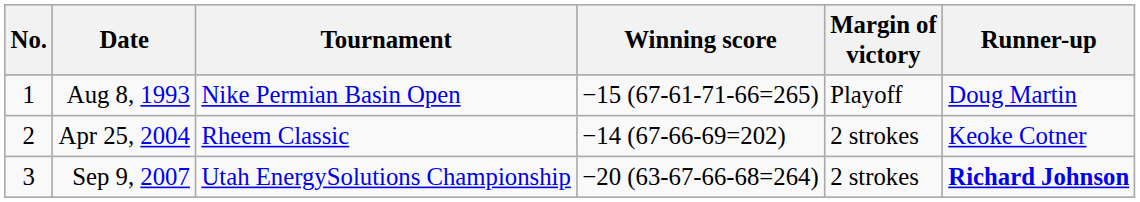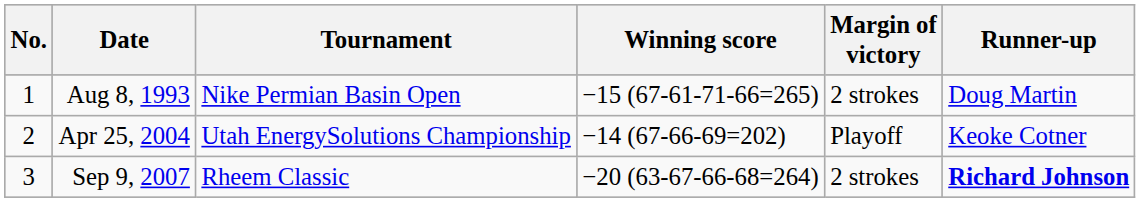(866, 95) Playoff -> (875, 95) 2 strokes
(275, 136) Rheem Classic -> (386, 136) Utah EnergySolutions Championship
(875, 136) 2 strokes -> (866, 136) Playoff
(386, 177) Utah EnergySolutions Championship -> (275, 177) Rheem Classic
